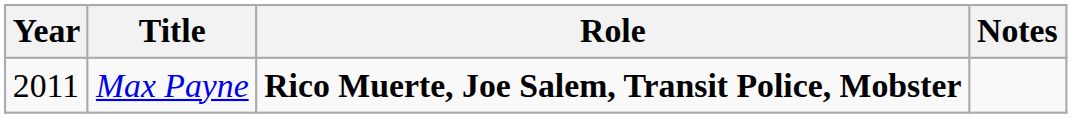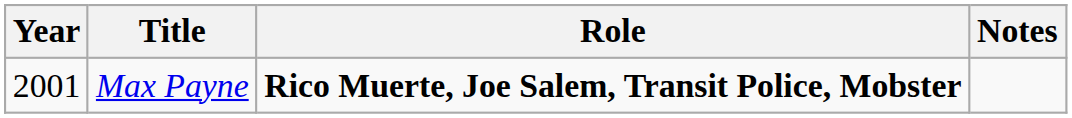(46, 84) 2011 -> (47, 84) 2001
